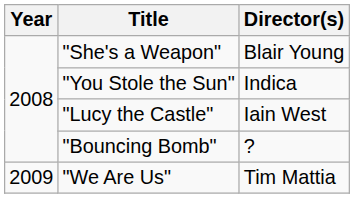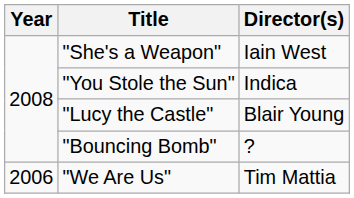(294, 51) Blair Young -> (285, 51) Iain West
(285, 114) Iain West -> (294, 114) Blair Young
(31, 177) 2009 -> (31, 177) 2006
